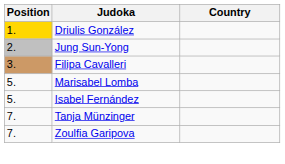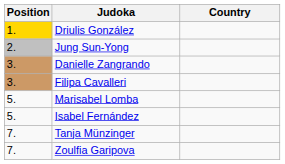+ row: (102, 64)
